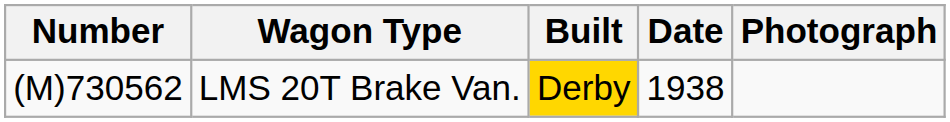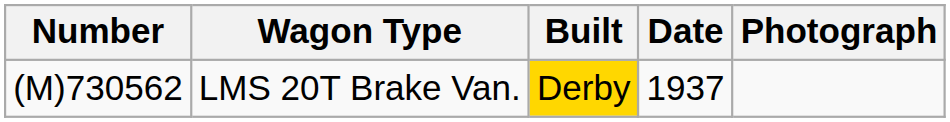(686, 87) 1938 -> (686, 87) 1937
